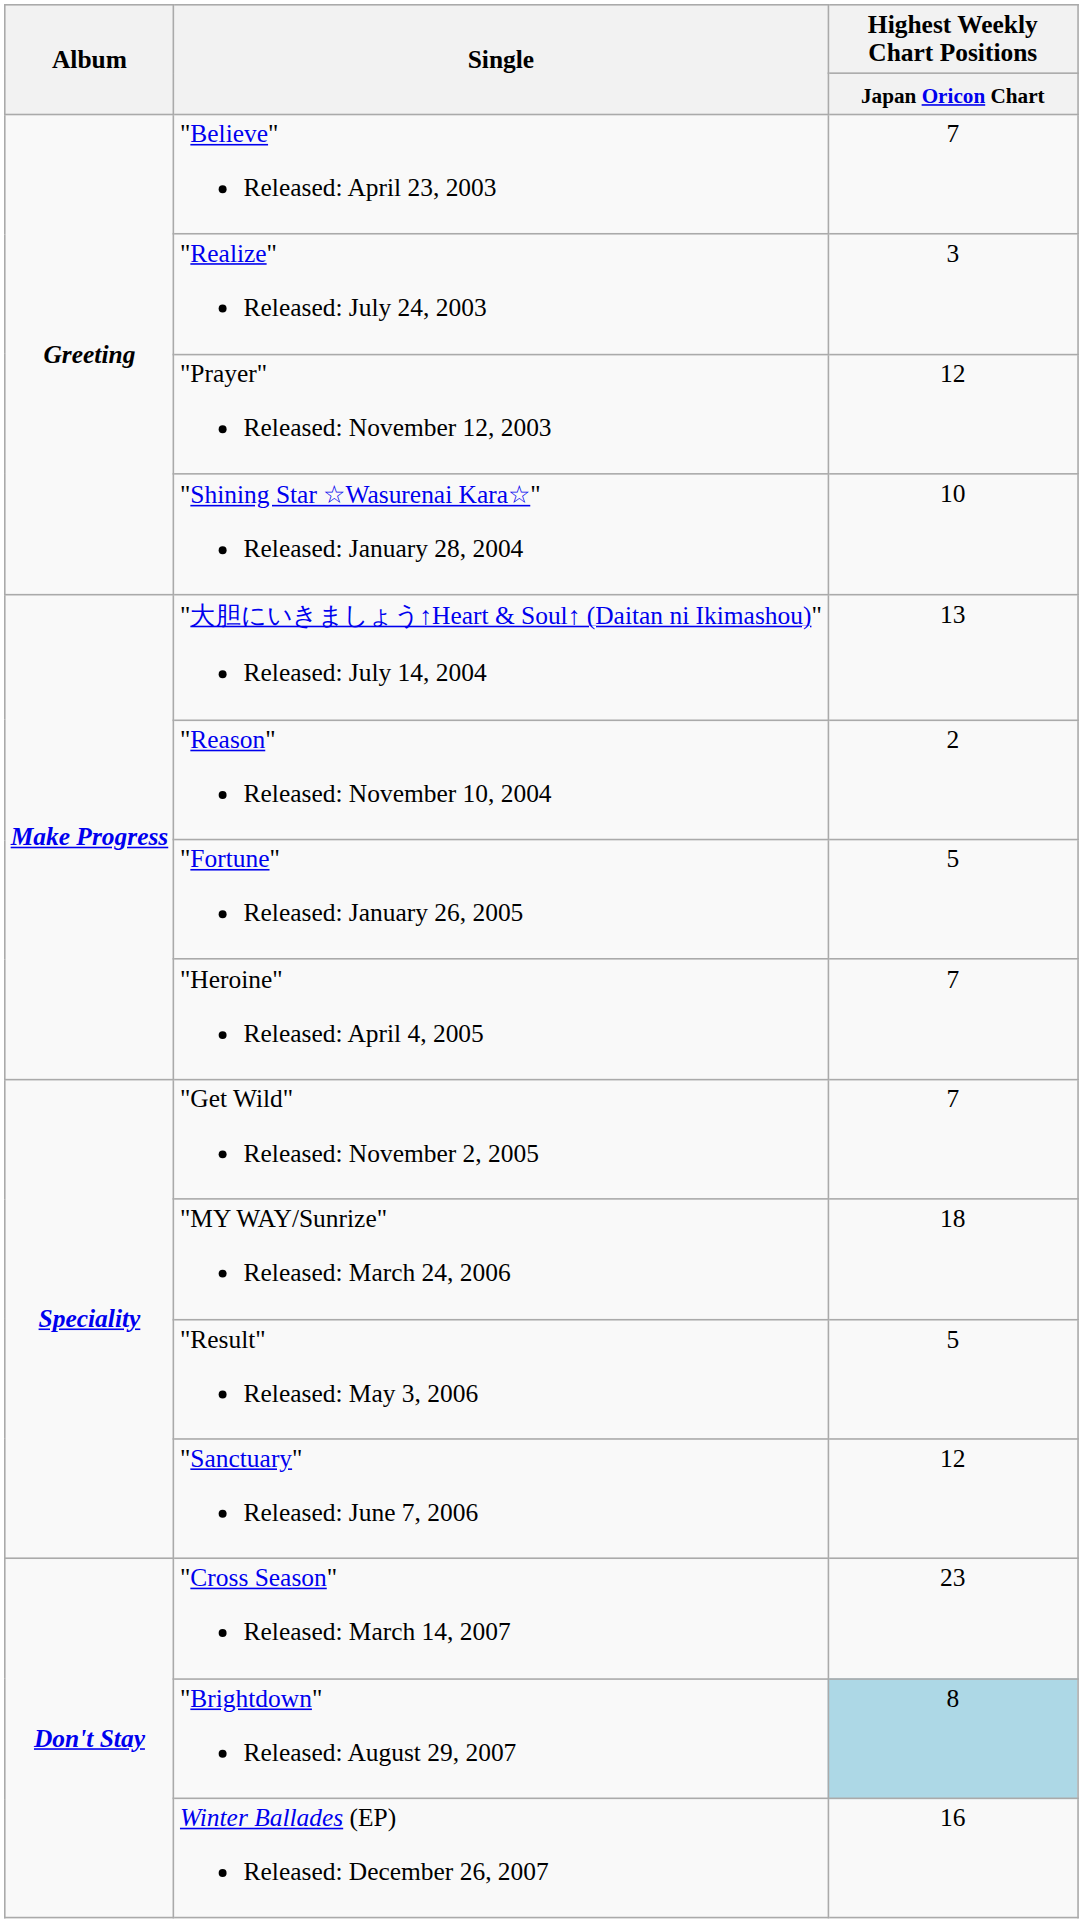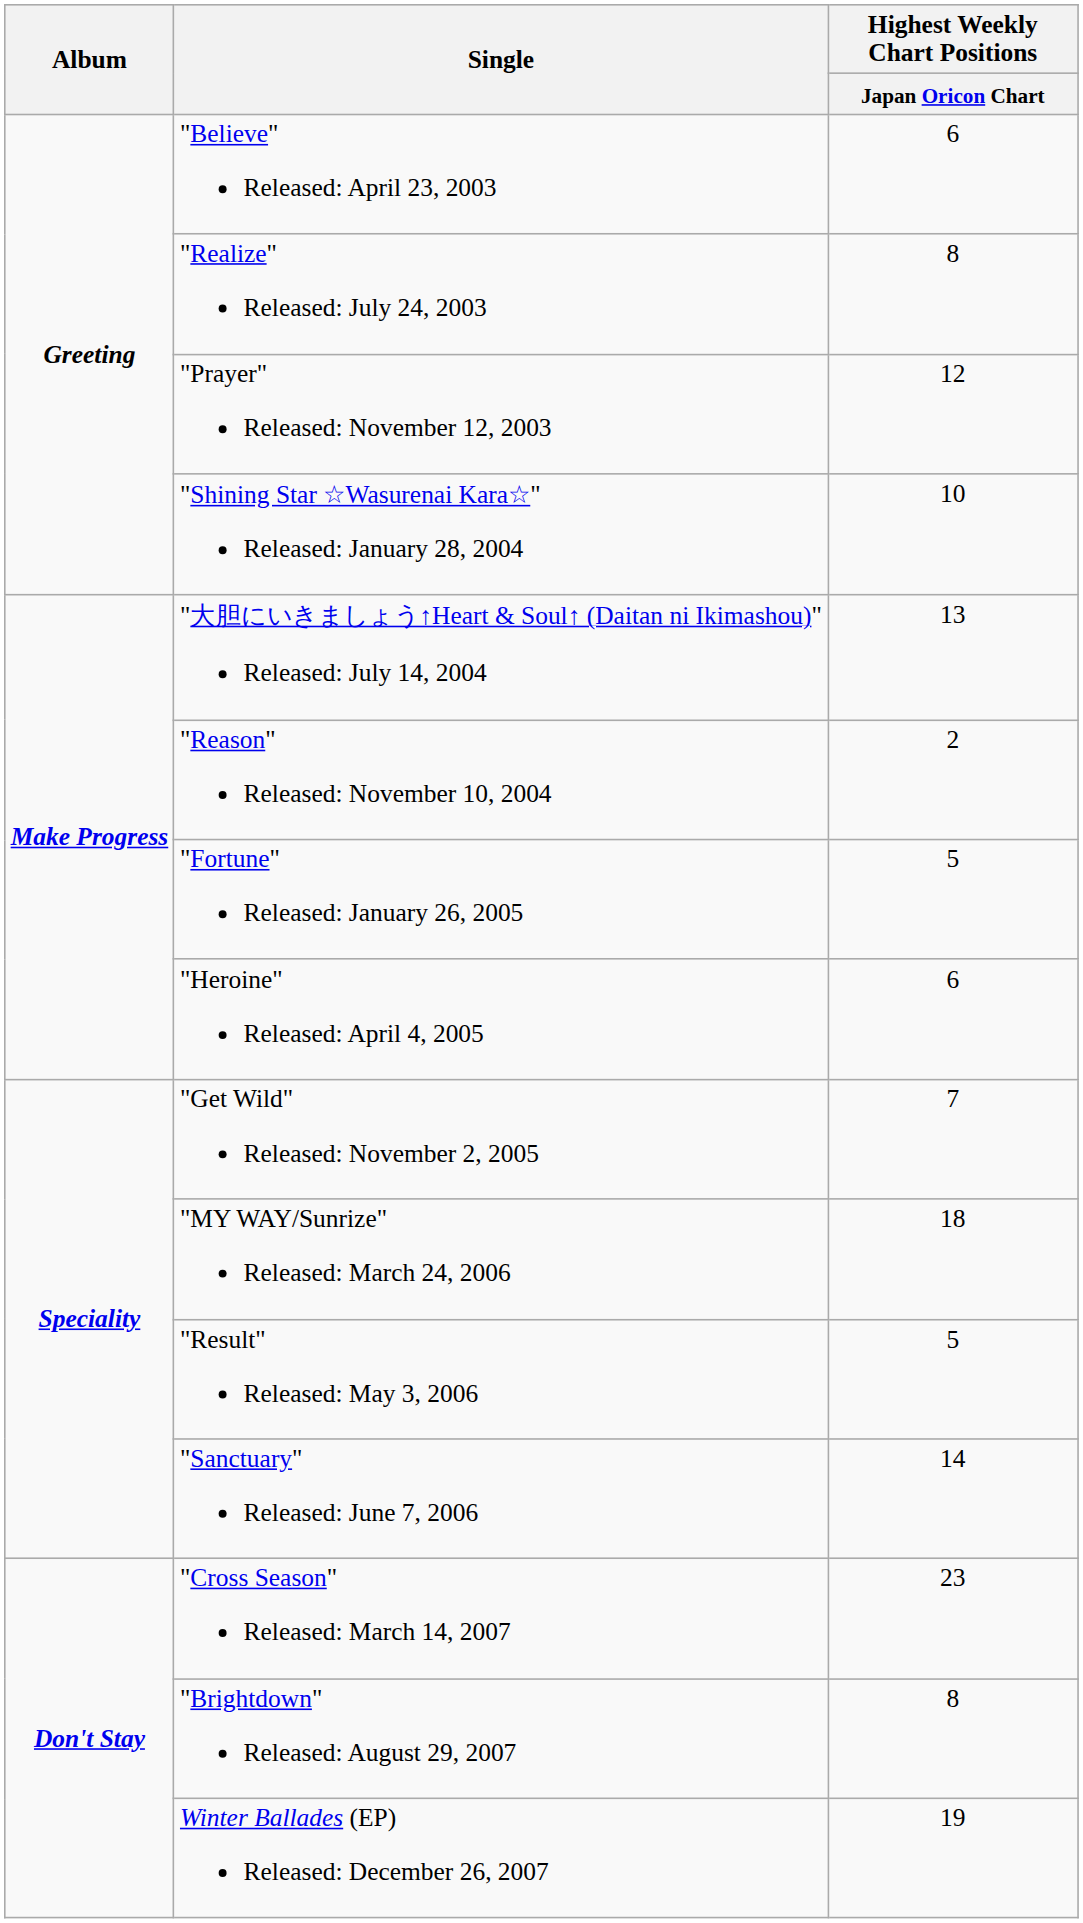(953, 133) 7 -> (953, 133) 6
(953, 253) 3 -> (953, 253) 8
(953, 979) 7 -> (953, 979) 6
(953, 1458) 12 -> (953, 1458) 14
(953, 1698) lightblue background -> (953, 1698) no background
(953, 1818) 16 -> (953, 1818) 19
